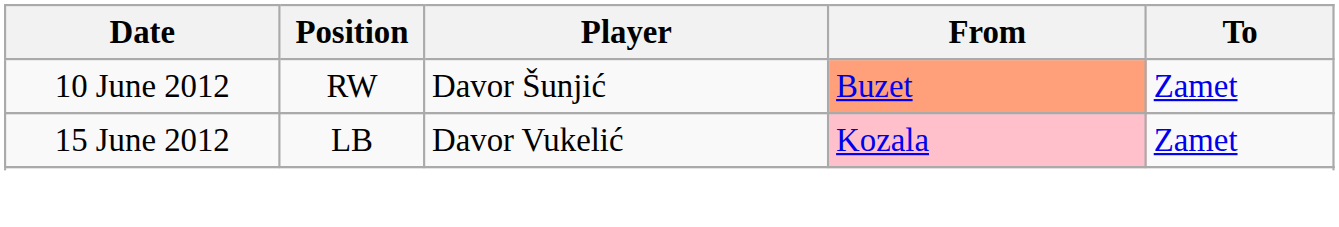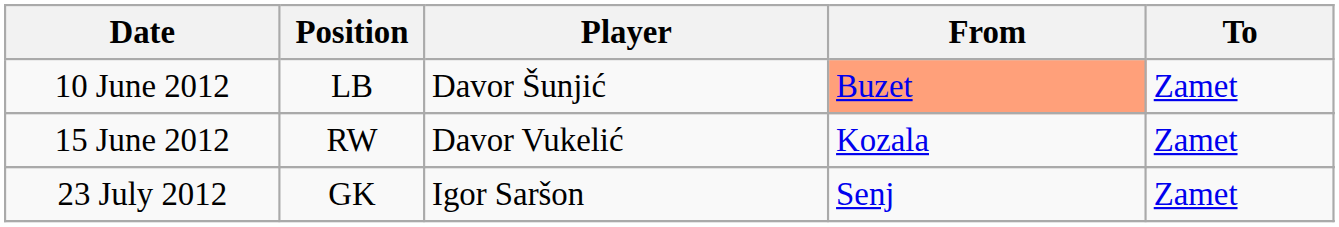(352, 85) RW -> (352, 85) LB
(352, 140) LB -> (352, 140) RW
(883, 140) pink background -> (883, 140) no background
+ row: (142, 194)
